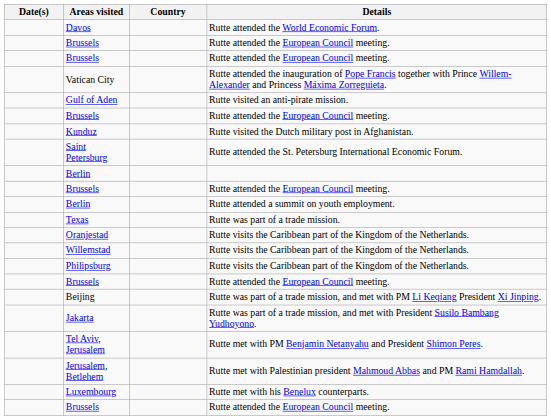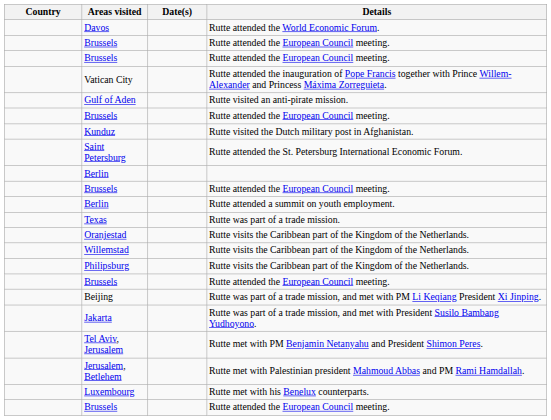columns swapped: (168, 12) <-> (34, 12)
